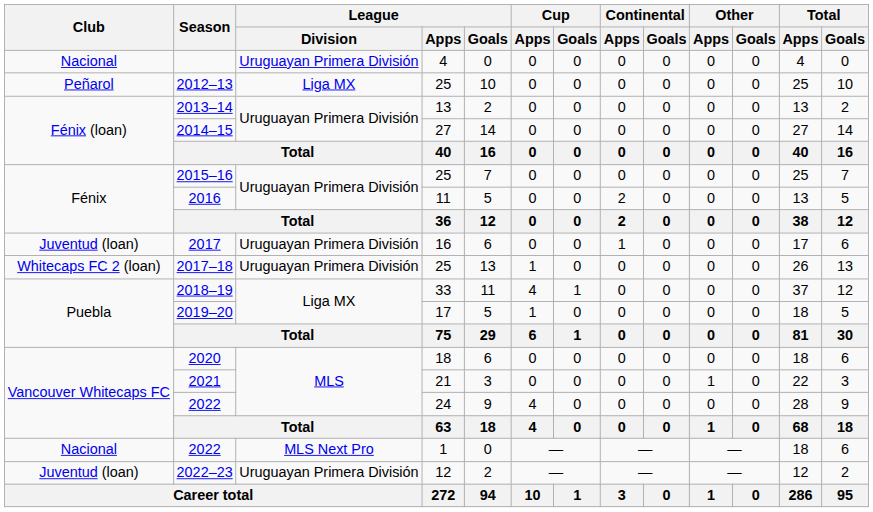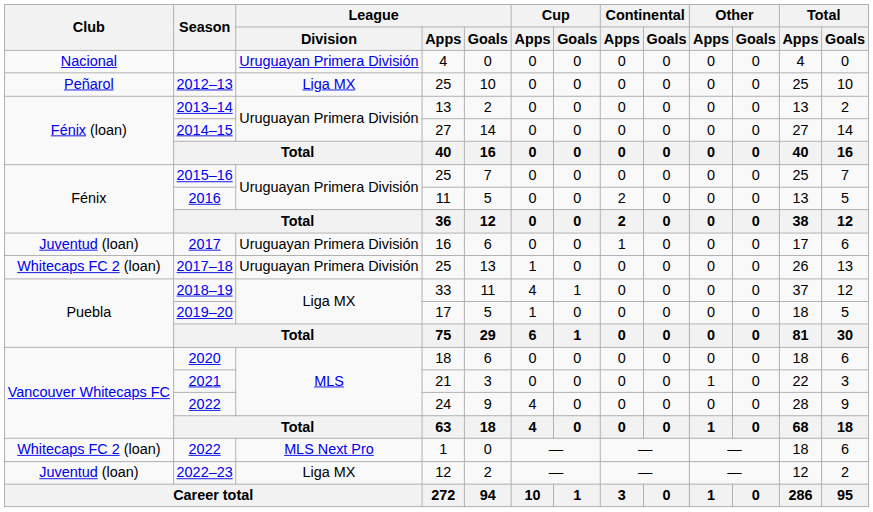(89, 449) Nacional -> (89, 449) Whitecaps FC 2 (loan)
(329, 472) Uruguayan Primera División -> (329, 472) Liga MX
